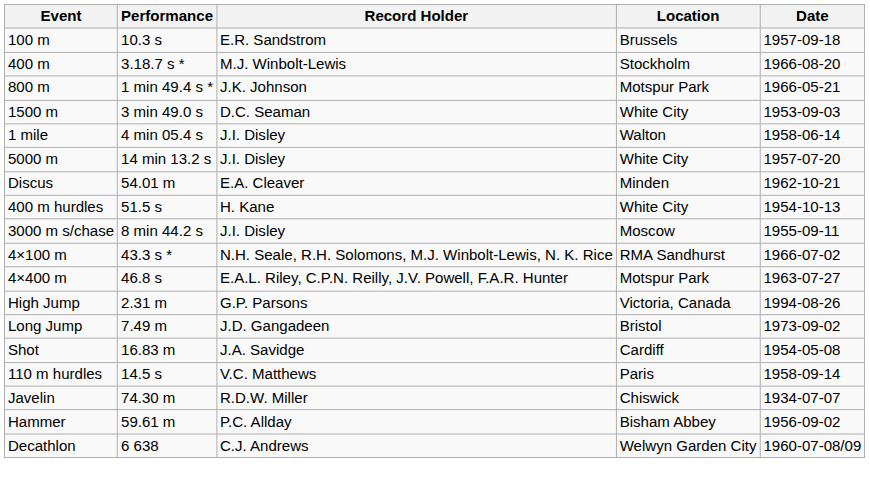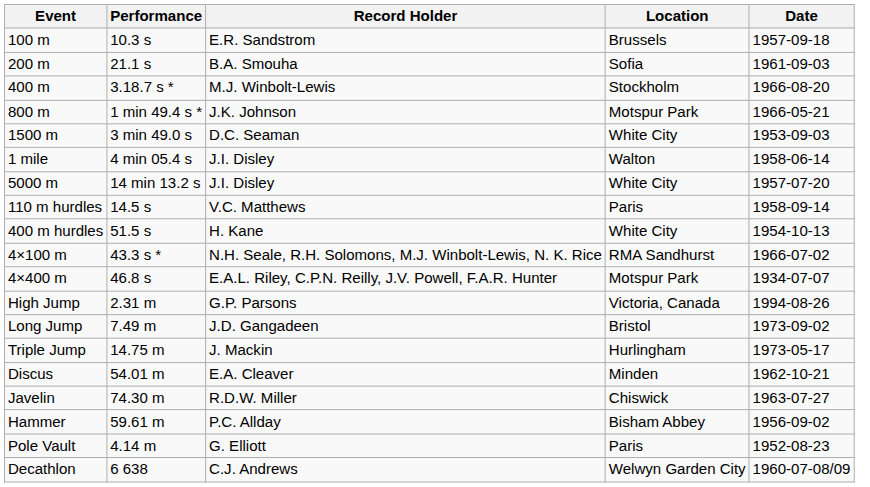+ row: (29, 64)
rows swapped: (55, 374) <-> (31, 183)
- row: (61, 231)
(802, 278) 1963-07-27 -> (791, 278) 1934-07-07
+ row: (47, 350)
- row: (23, 350)
(802, 398) 1934-07-07 -> (791, 398) 1963-07-27
+ row: (42, 445)
